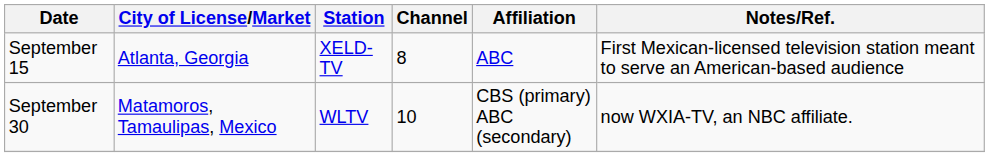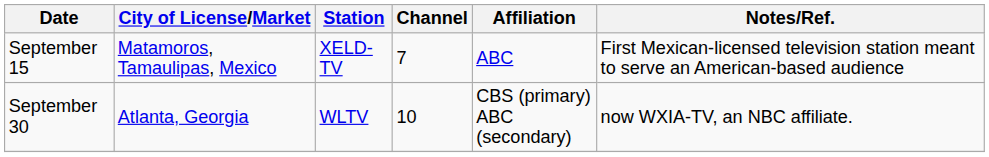(183, 57) Atlanta, Georgia -> (197, 57) Matamoros, Tamaulipas, Mexico
(402, 57) 8 -> (402, 57) 7
(197, 116) Matamoros, Tamaulipas, Mexico -> (183, 116) Atlanta, Georgia
